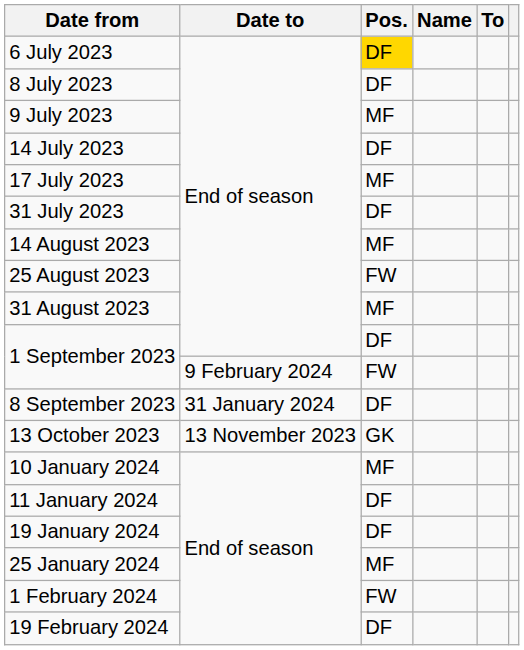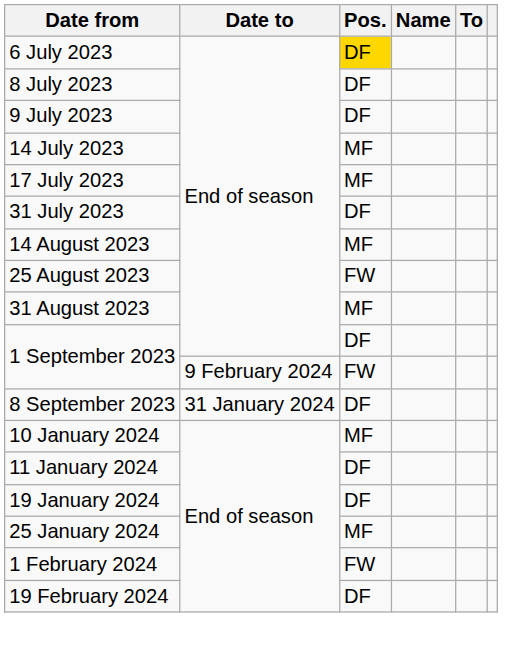(380, 116) MF -> (357, 116) DF
(379, 148) DF -> (359, 148) MF
- row: (84, 436)
